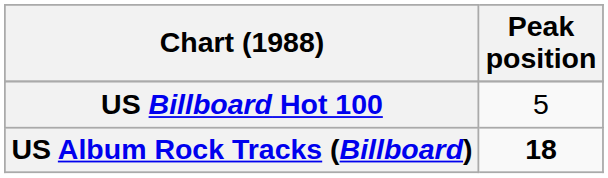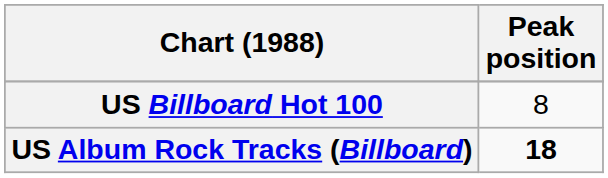(541, 104) 5 -> (541, 104) 8
